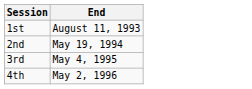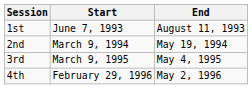+ column: (102, 12)
